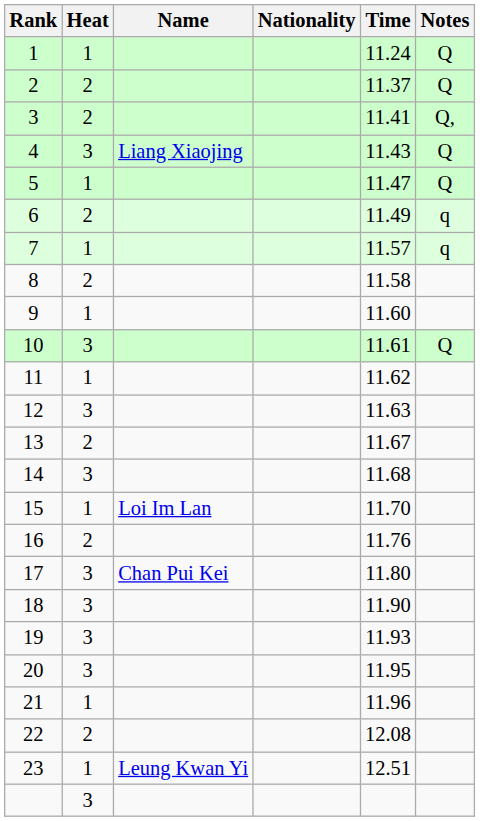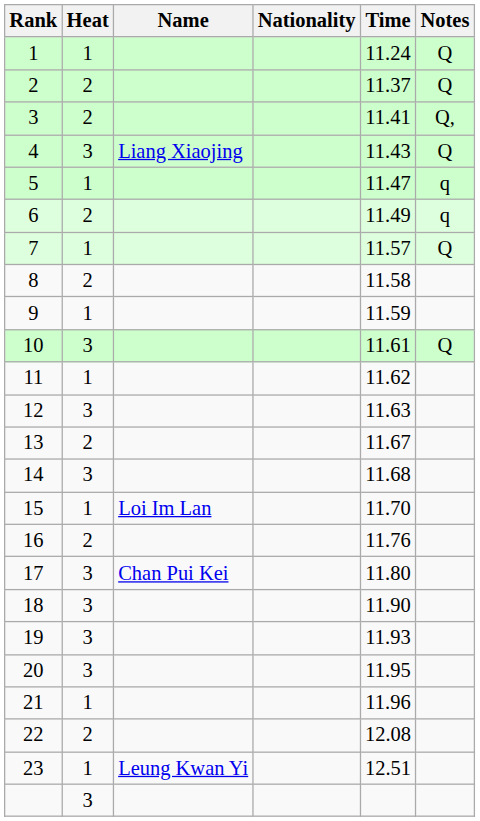(445, 183) Q -> (445, 183) q
(445, 248) q -> (445, 248) Q
(388, 313) 11.60 -> (388, 313) 11.59
